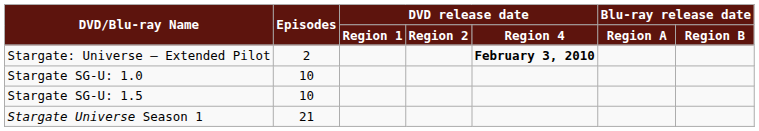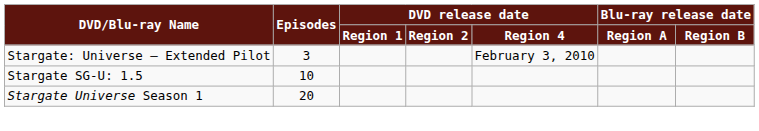(306, 55) 2 -> (306, 55) 3
(535, 55) bold -> (535, 55) normal
- row: (75, 76)
(306, 116) 21 -> (306, 96) 20
